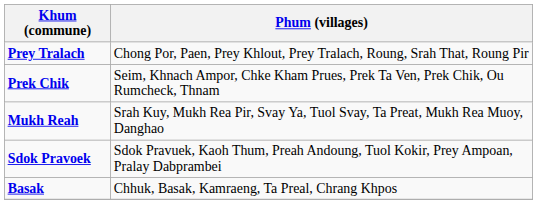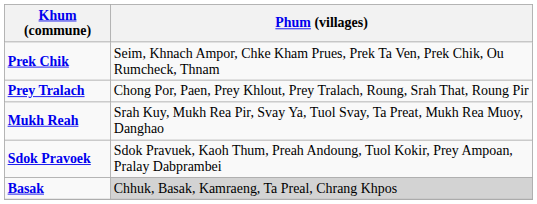rows swapped: (38, 83) <-> (46, 53)
(255, 188) no background -> (255, 188) lightgrey background
